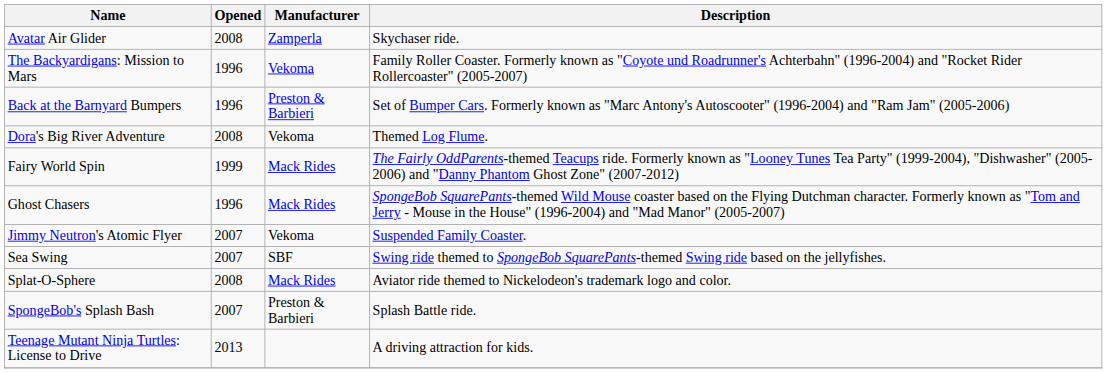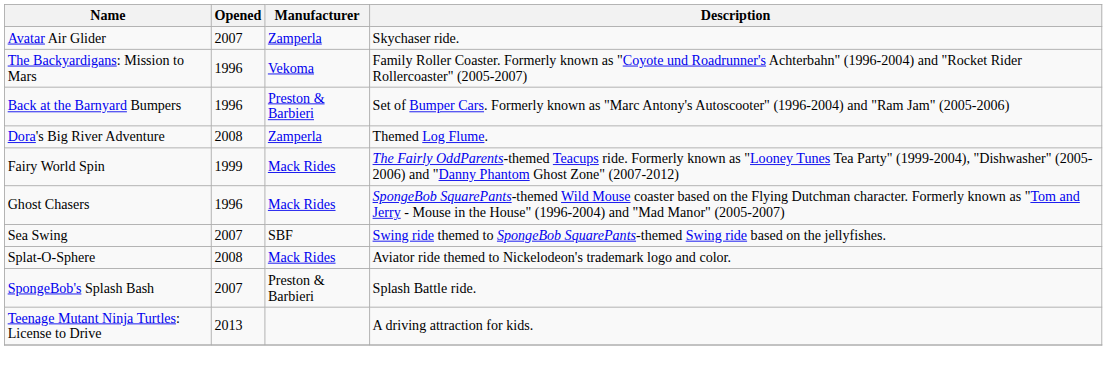(229, 37) 2008 -> (229, 37) 2007
(291, 136) Vekoma -> (295, 136) Zamperla
- row: (95, 235)
